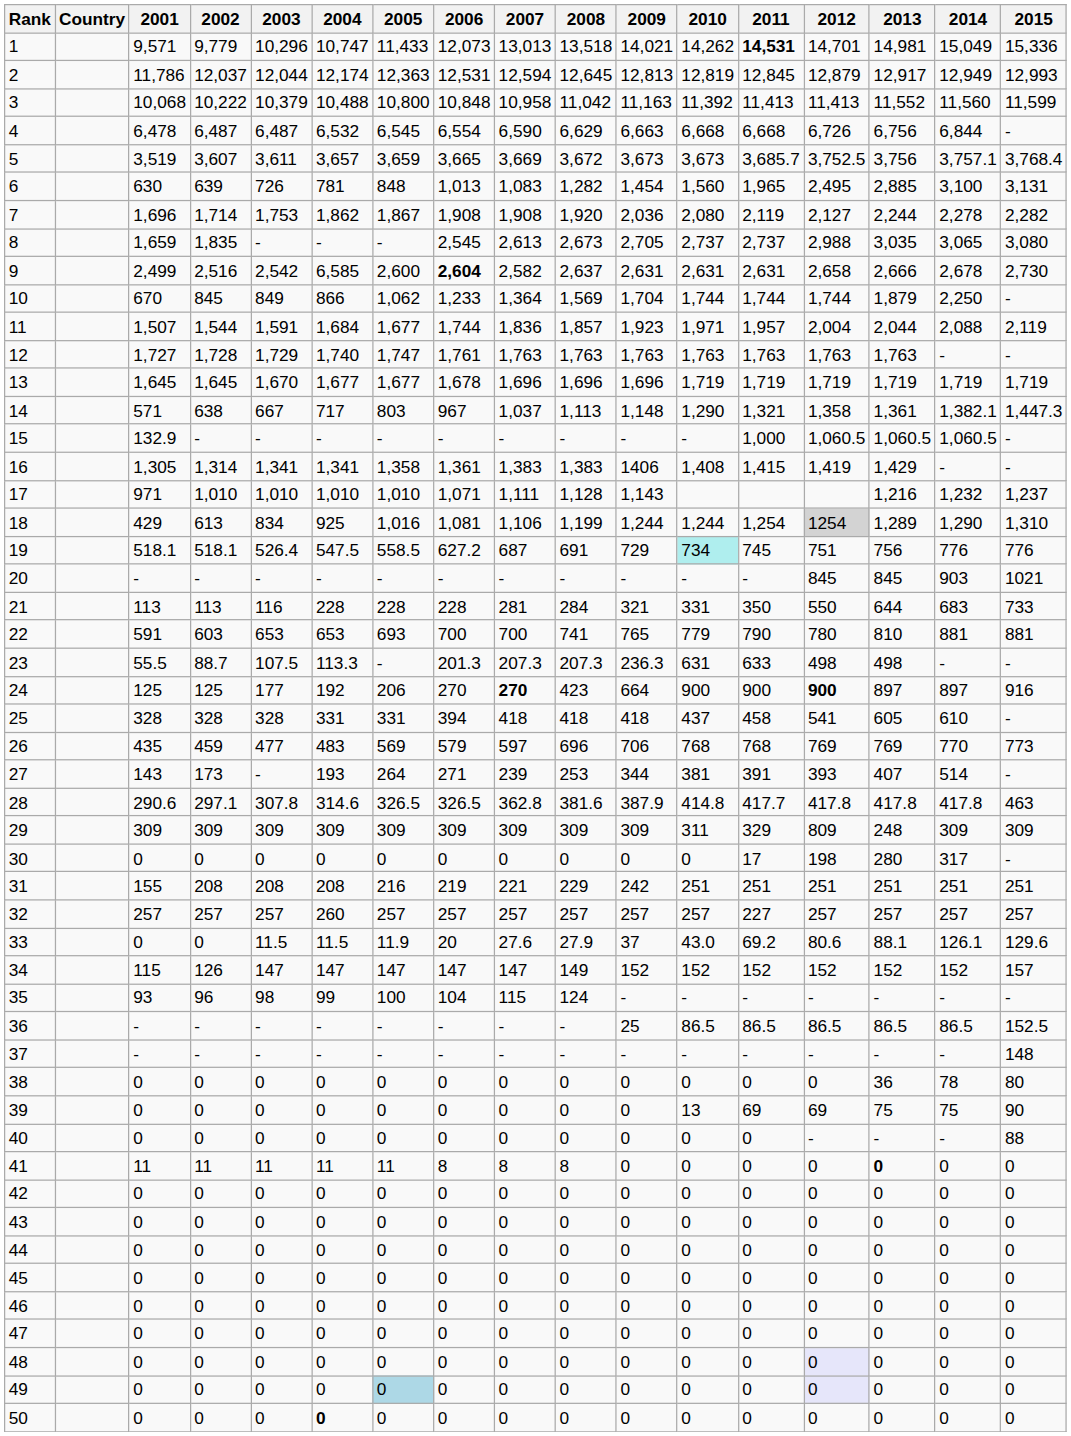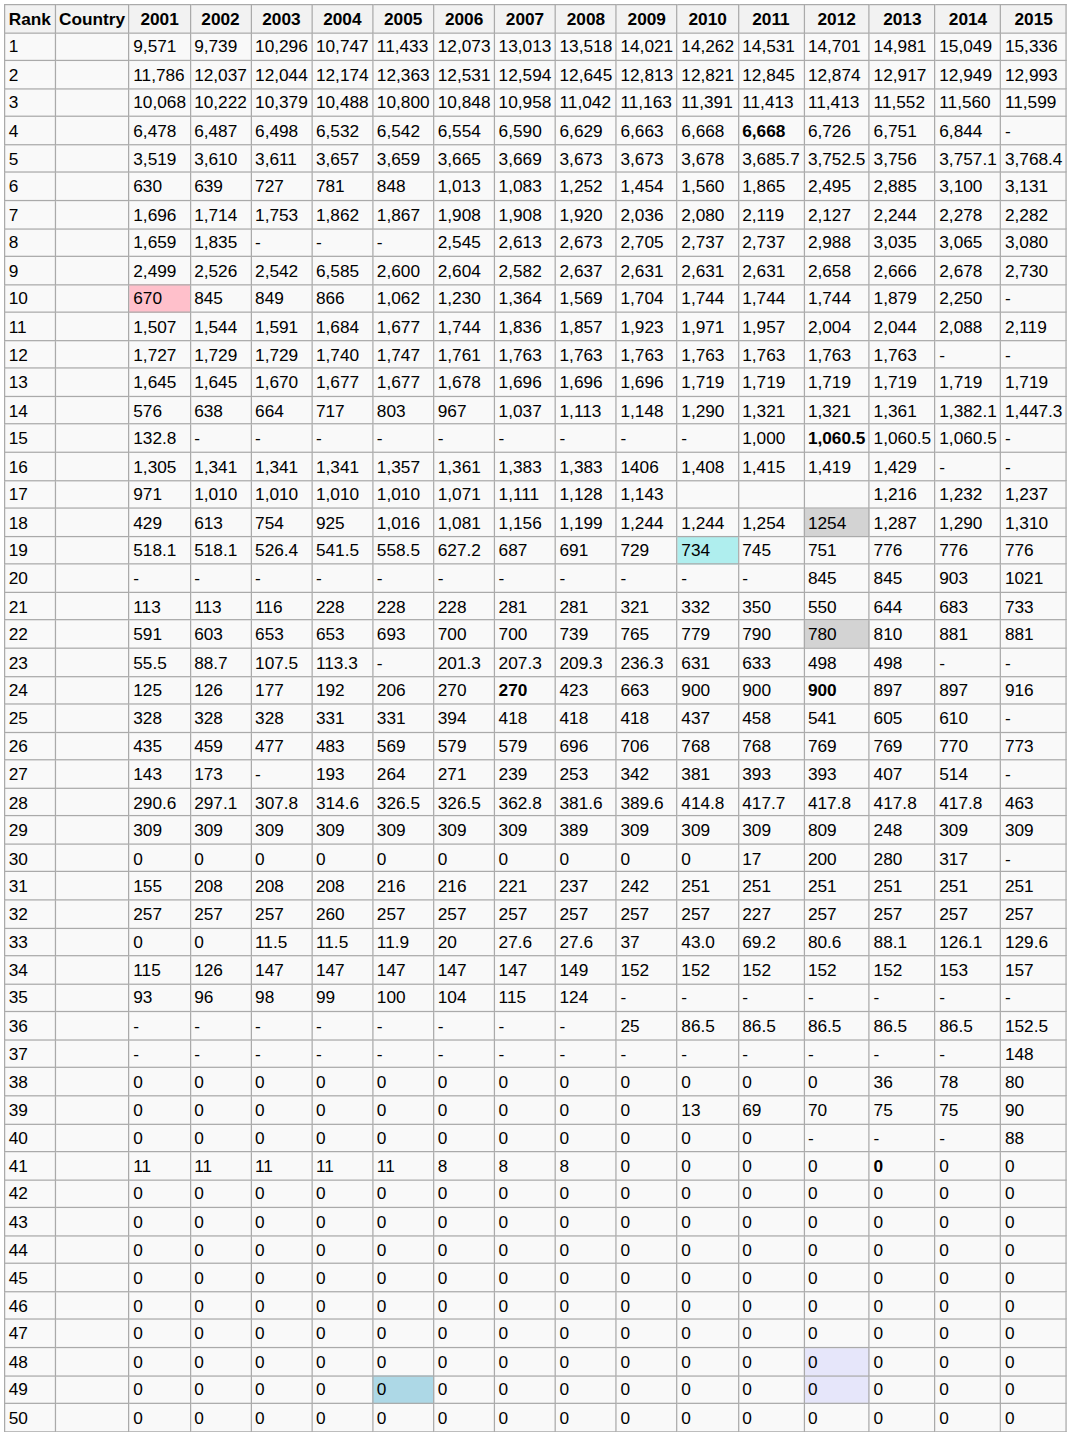(216, 46) 9,779 -> (216, 46) 9,739
(769, 46) bold -> (769, 46) normal
(708, 74) 12,819 -> (708, 74) 12,821
(834, 74) 12,879 -> (834, 74) 12,874
(707, 102) 11,392 -> (707, 102) 11,391
(277, 130) 6,487 -> (277, 130) 6,498
(398, 130) 6,545 -> (398, 130) 6,542
(764, 130) normal -> (764, 130) bold
(895, 130) 6,756 -> (895, 130) 6,751
(216, 158) 3,607 -> (216, 158) 3,610
(581, 158) 3,672 -> (581, 158) 3,673
(703, 158) 3,673 -> (703, 158) 3,678
(269, 186) 726 -> (269, 186) 727
(581, 186) 1,282 -> (581, 186) 1,252
(764, 186) 1,965 -> (764, 186) 1,865
(216, 270) 2,516 -> (216, 270) 2,526
(459, 270) bold -> (459, 270) normal
(148, 298) no background -> (148, 298) pink background
(459, 298) 1,233 -> (459, 298) 1,230
(216, 354) 1,728 -> (216, 354) 1,729
(148, 410) 571 -> (148, 410) 576
(269, 410) 667 -> (269, 410) 664
(829, 410) 1,358 -> (829, 410) 1,321
(155, 438) 132.9 -> (155, 438) 132.8
(837, 438) normal -> (837, 438) bold
(216, 466) 1,314 -> (216, 466) 1,341
(398, 466) 1,358 -> (398, 466) 1,357
(269, 522) 834 -> (269, 522) 754
(520, 522) 1,106 -> (520, 522) 1,156
(895, 522) 1,289 -> (895, 522) 1,287
(338, 550) 547.5 -> (338, 550) 541.5
(888, 550) 756 -> (888, 550) 776
(574, 606) 284 -> (574, 606) 281
(696, 606) 331 -> (696, 606) 332
(574, 634) 741 -> (574, 634) 739
(822, 634) no background -> (822, 634) lightgrey background
(581, 662) 207.3 -> (581, 662) 209.3
(209, 690) 125 -> (209, 690) 126
(635, 690) 664 -> (635, 690) 663
(513, 746) 597 -> (513, 746) 579
(635, 774) 344 -> (635, 774) 342
(757, 774) 391 -> (757, 774) 393
(642, 802) 387.9 -> (642, 802) 389.6
(574, 830) 309 -> (574, 830) 389
(695, 830) 311 -> (696, 830) 309
(757, 830) 329 -> (757, 830) 309
(822, 858) 198 -> (822, 858) 200
(452, 886) 219 -> (452, 886) 216
(574, 886) 229 -> (574, 886) 237
(576, 942) 27.9 -> (576, 942) 27.6
(954, 970) 152 -> (954, 970) 153
(817, 1110) 69 -> (817, 1110) 70
(321, 1417) bold -> (321, 1417) normal
